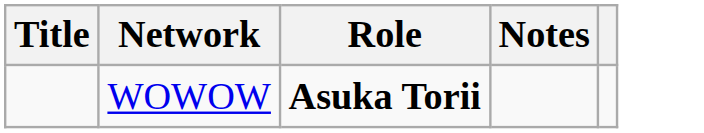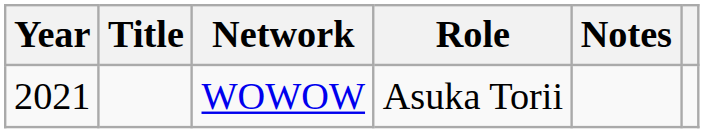+ column: (52, 34)
(385, 95) bold -> (473, 95) normal
